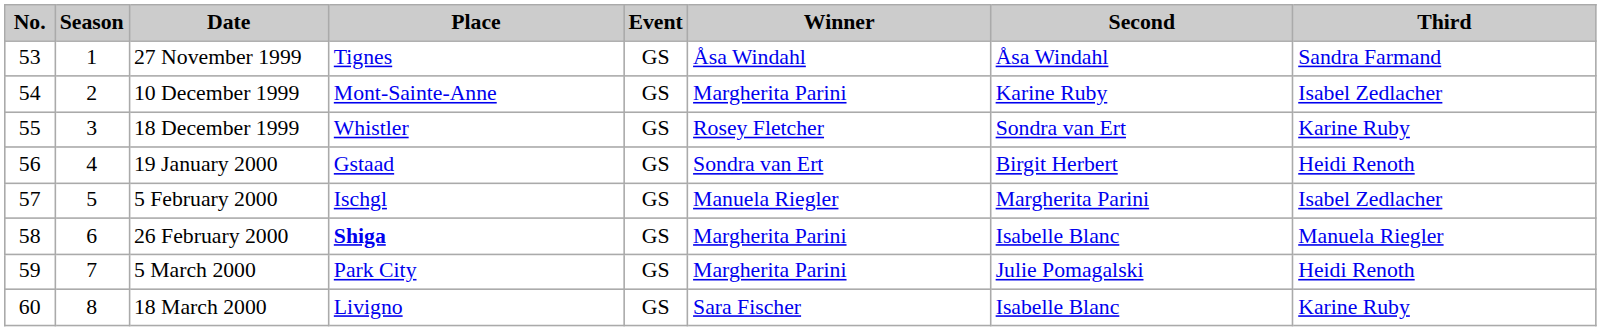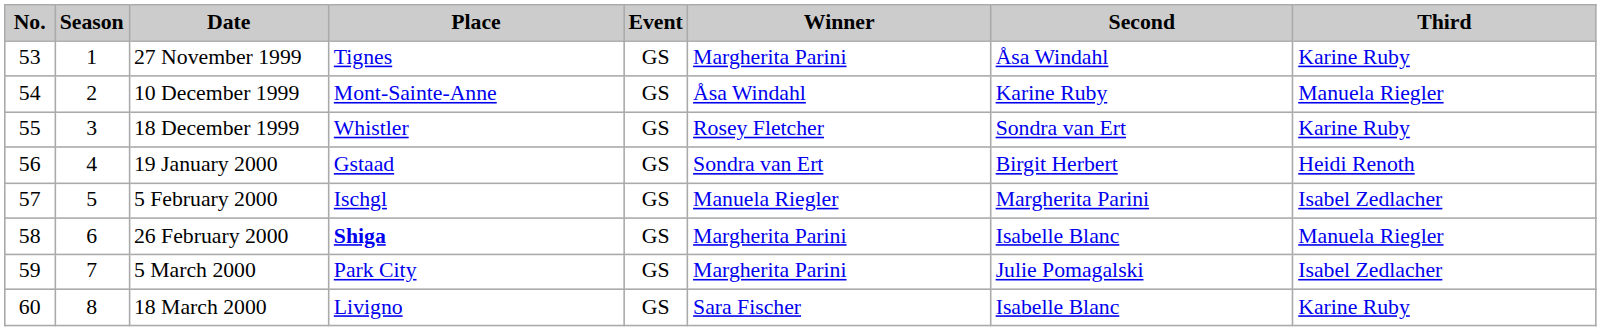(749, 57) Åsa Windahl -> (770, 57) Margherita Parini
(1370, 57) Sandra Farmand -> (1354, 57) Karine Ruby
(770, 93) Margherita Parini -> (749, 93) Åsa Windahl
(1370, 93) Isabel Zedlacher -> (1371, 93) Manuela Riegler
(1356, 270) Heidi Renoth -> (1370, 270) Isabel Zedlacher
